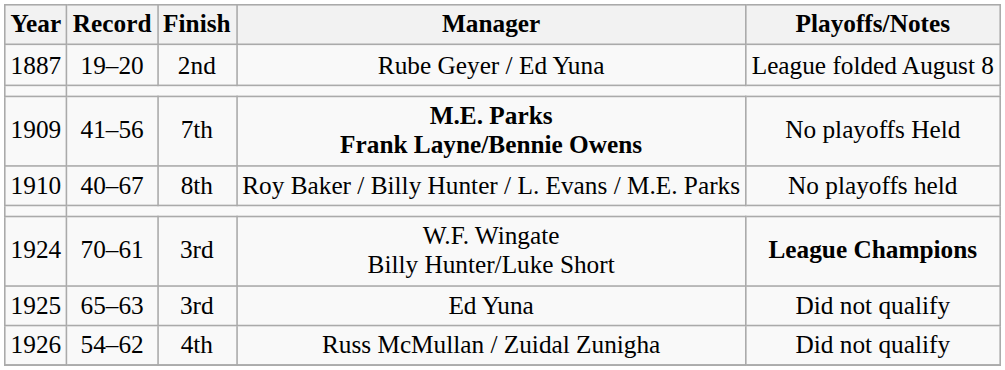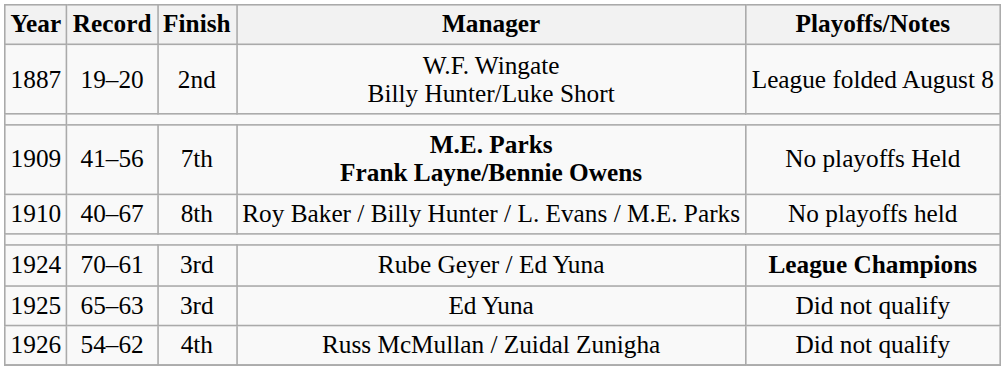(491, 64) Rube Geyer / Ed Yuna -> (491, 78) W.F. Wingate Billy Hunter/Luke Short
(491, 250) W.F. Wingate Billy Hunter/Luke Short -> (491, 265) Rube Geyer / Ed Yuna
